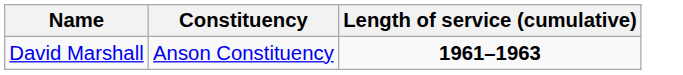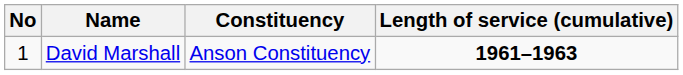+ column: (23, 20)
